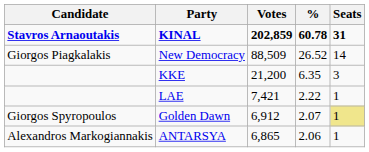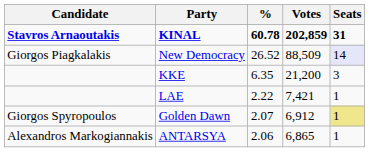columns swapped: (272, 14) <-> (313, 14)
(340, 55) no background -> (340, 55) lavender background
